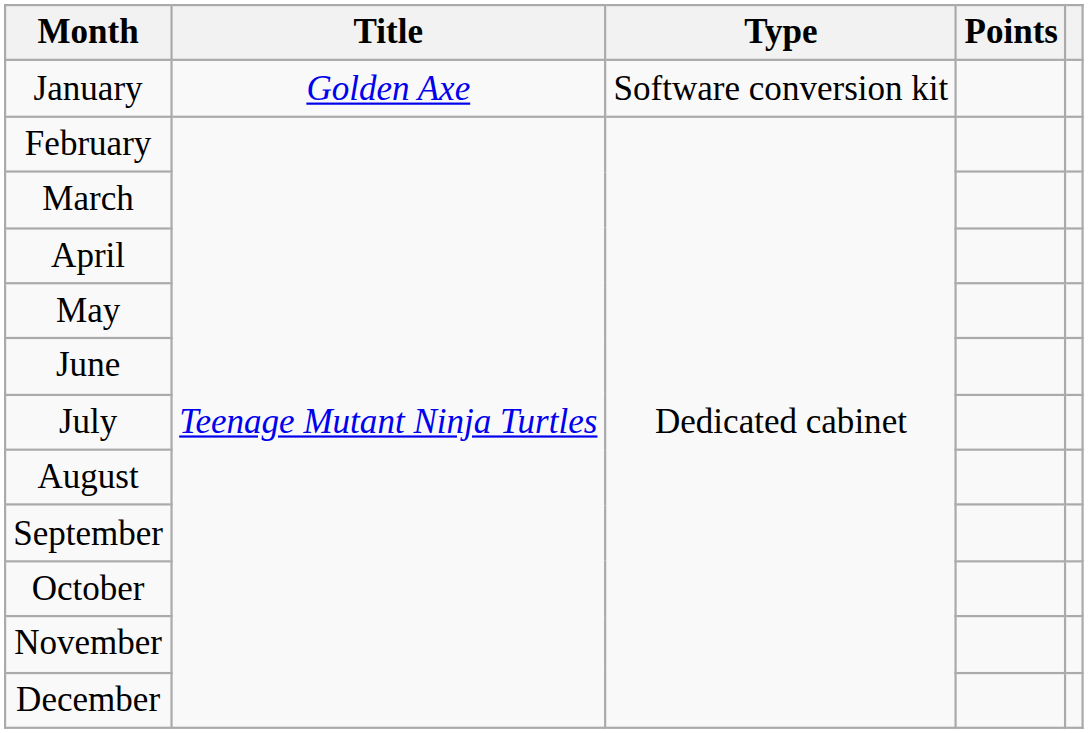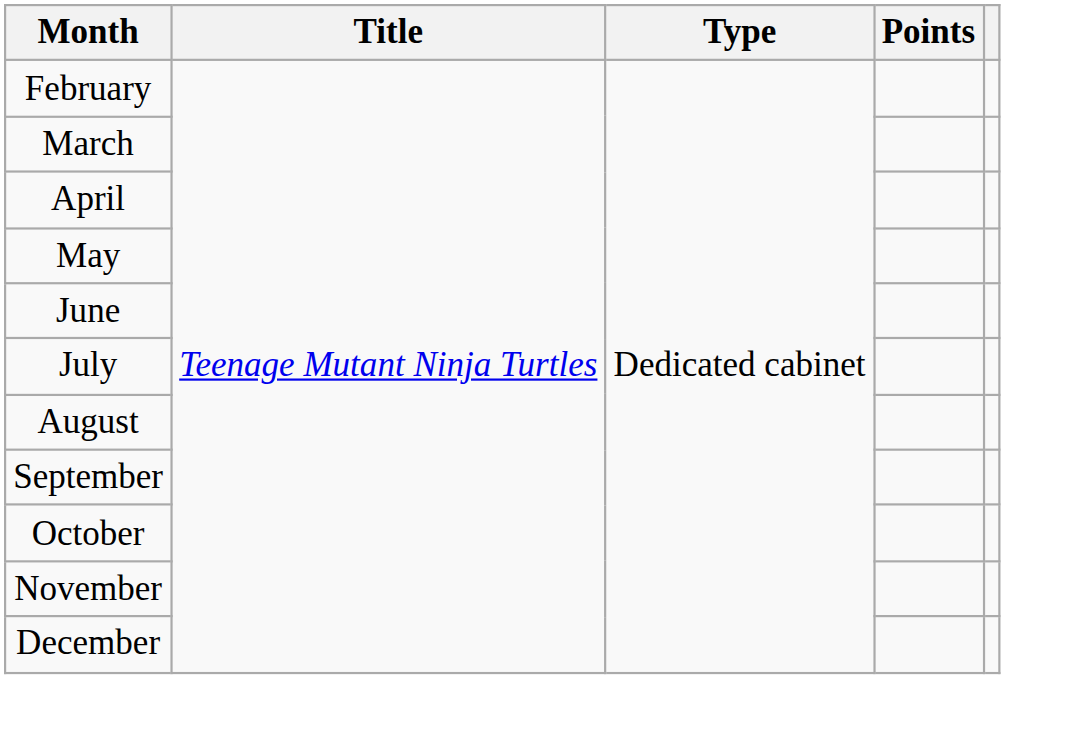- row: (88, 87)
